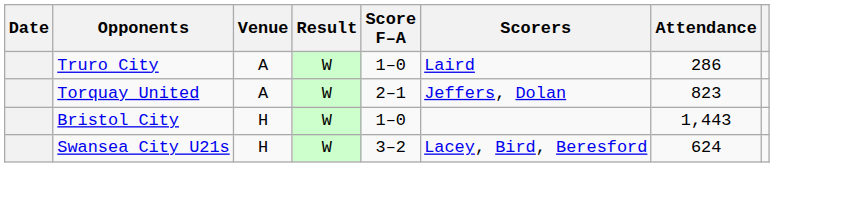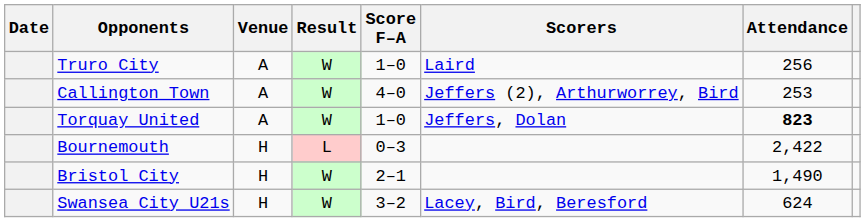(706, 65) 286 -> (797, 65) 256
+ row: (133, 93)
(391, 93) 2–1 -> (391, 121) 1–0
(706, 93) normal -> (797, 121) bold
+ row: (113, 148)
(391, 121) 1–0 -> (391, 176) 2–1
(706, 121) 1,443 -> (797, 176) 1,490
